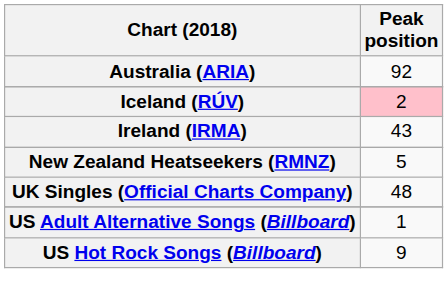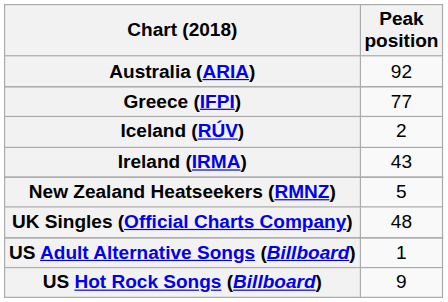+ row: (182, 101)
(401, 101) pink background -> (401, 131) no background
